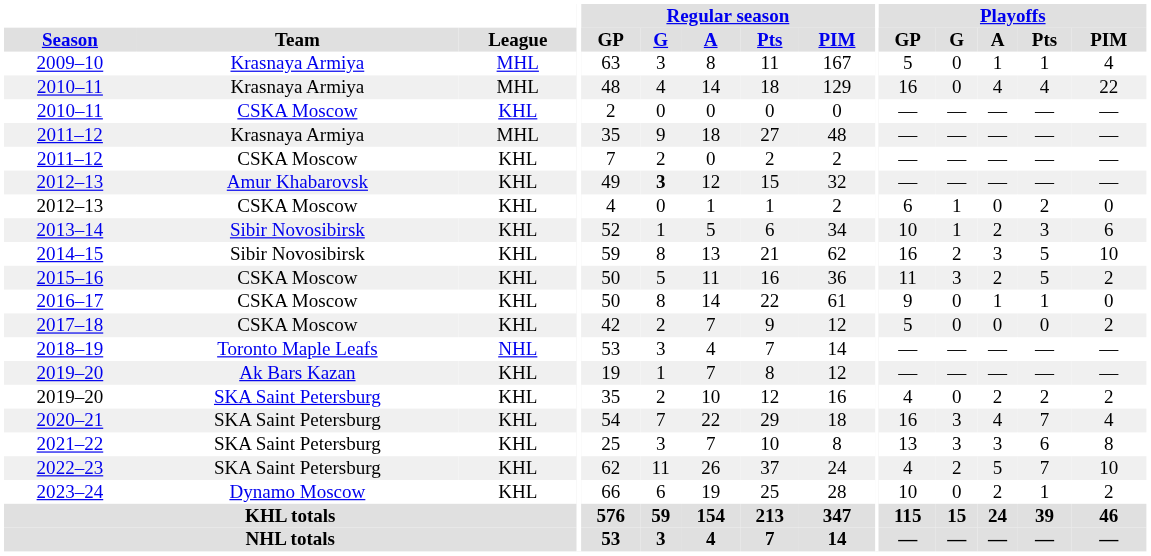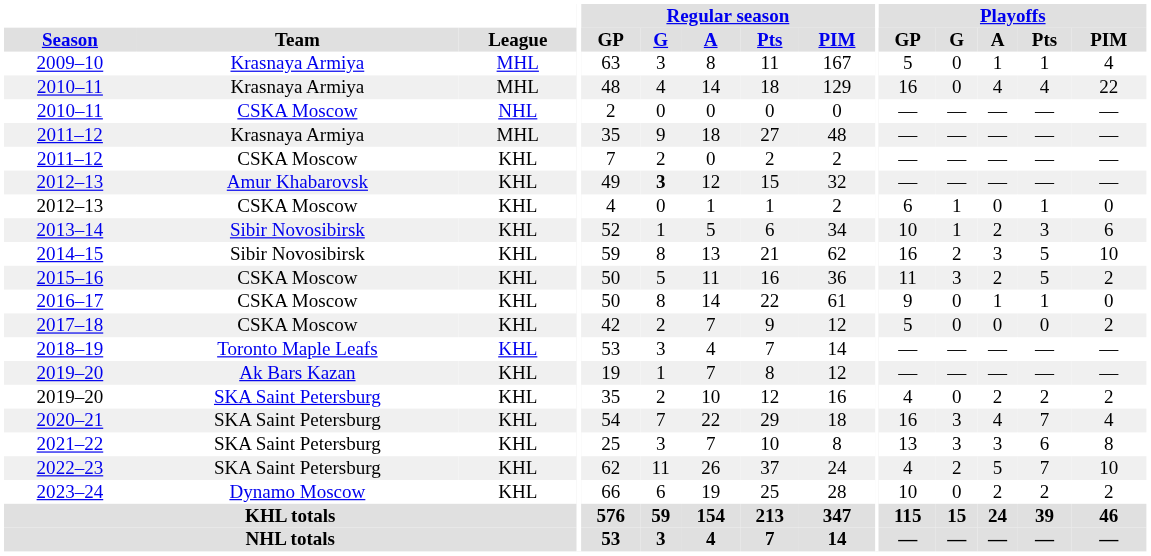(518, 111) KHL -> (518, 111) NHL
(1045, 206) 2 -> (1045, 206) 1
(518, 349) NHL -> (518, 349) KHL
(1045, 491) 1 -> (1045, 491) 2
